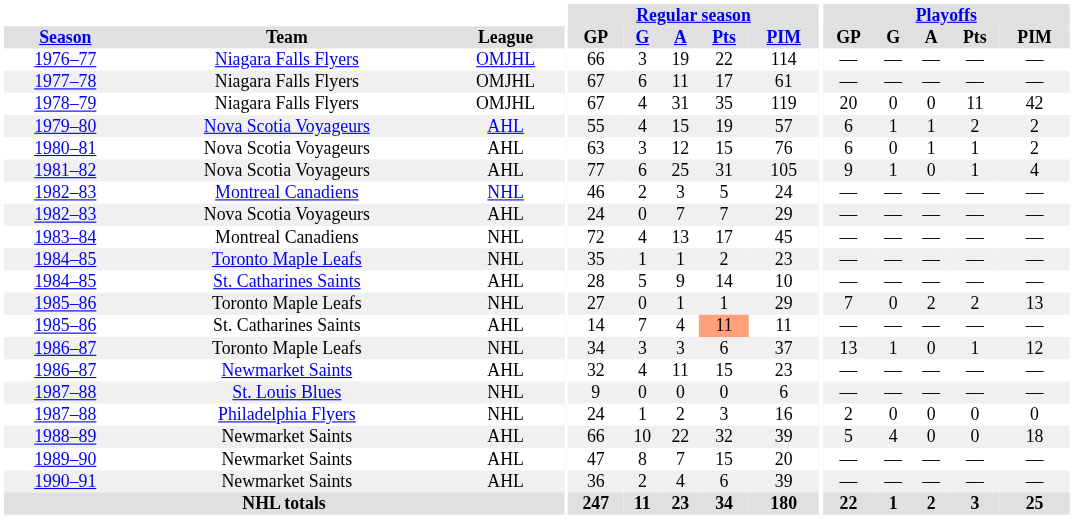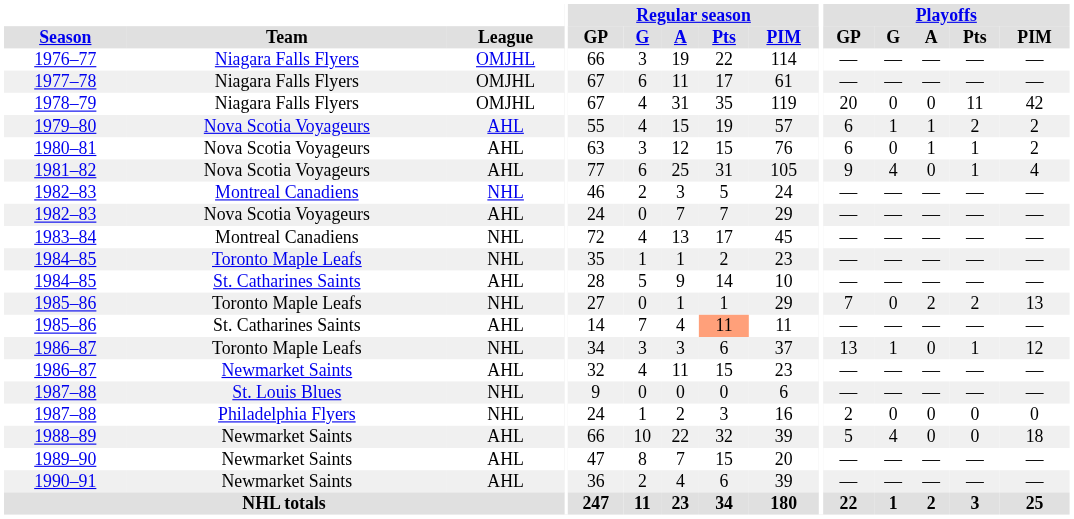(893, 170) 1 -> (893, 170) 4
